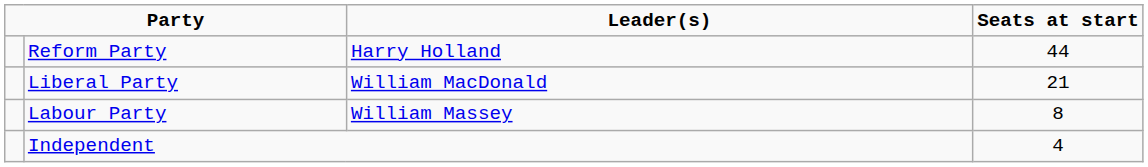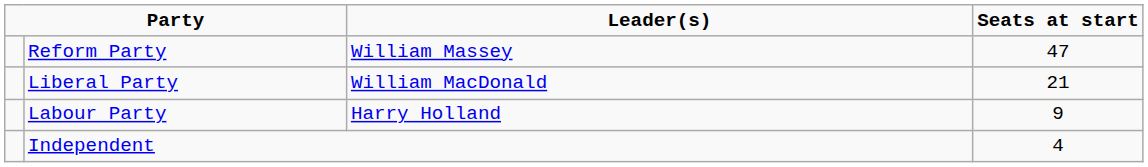(426, 52) Harry Holland -> (432, 52) William Massey
(1058, 52) 44 -> (1058, 52) 47
(432, 114) William Massey -> (426, 114) Harry Holland
(1058, 114) 8 -> (1058, 114) 9
